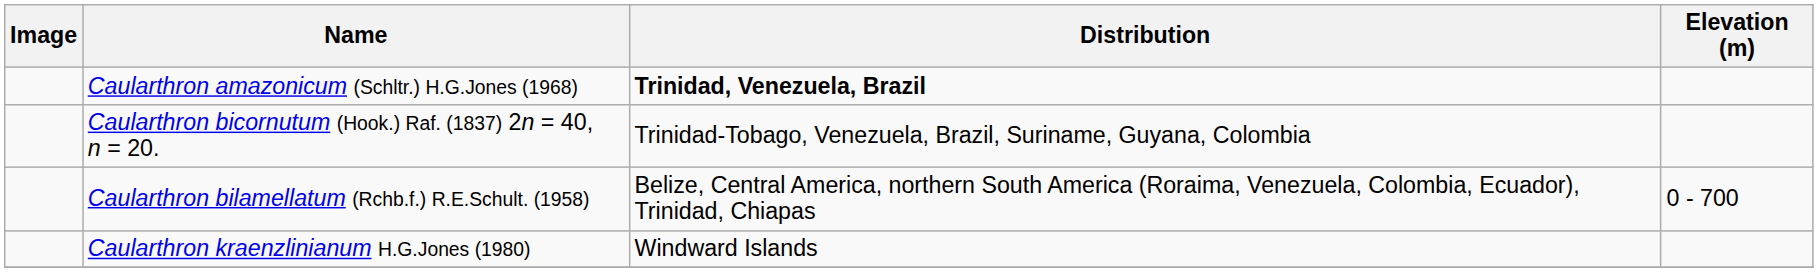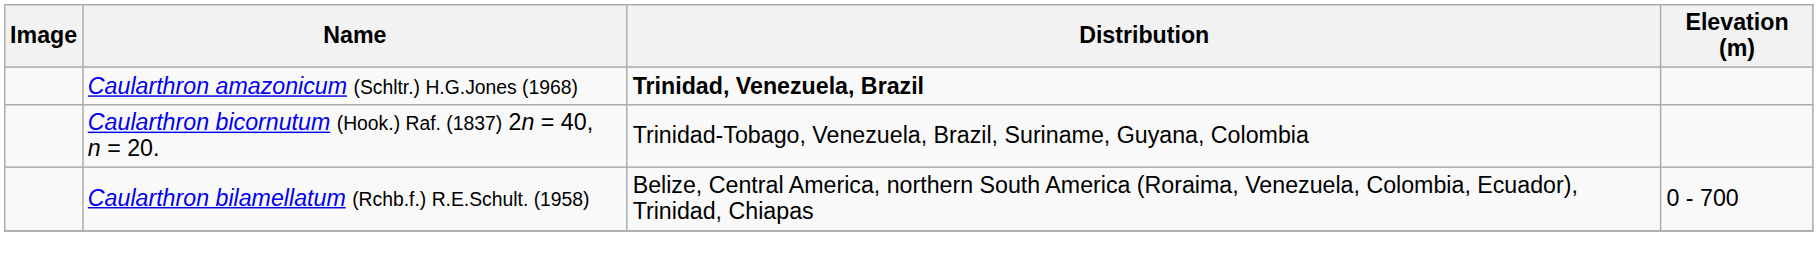- row: (309, 248)
